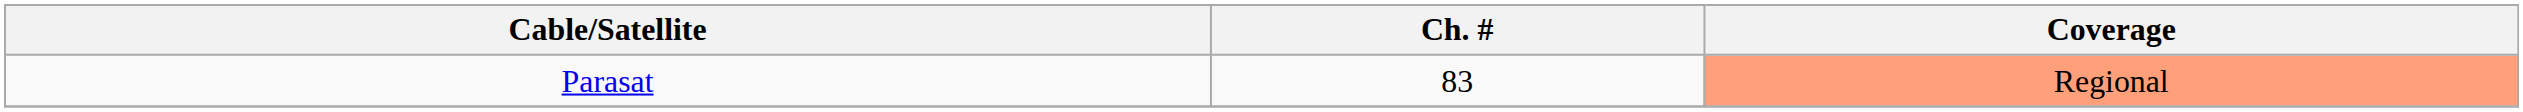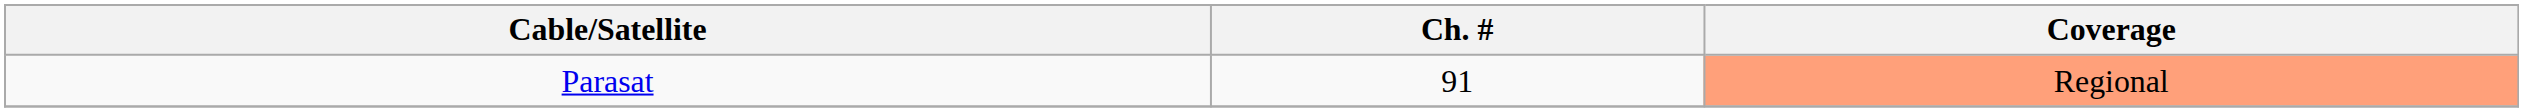(1457, 80) 83 -> (1457, 80) 91
